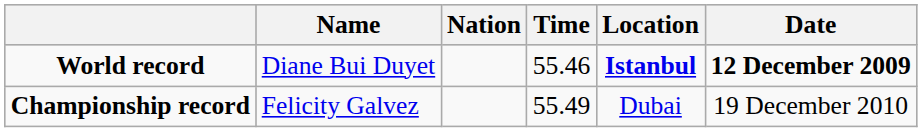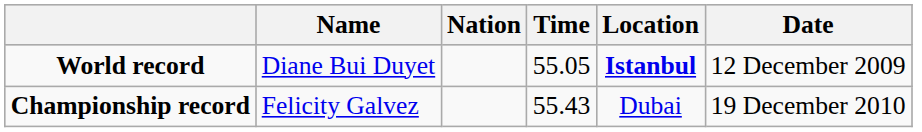(562, 65) 55.46 -> (562, 65) 55.05
(811, 65) bold -> (808, 65) normal
(562, 106) 55.49 -> (562, 106) 55.43
